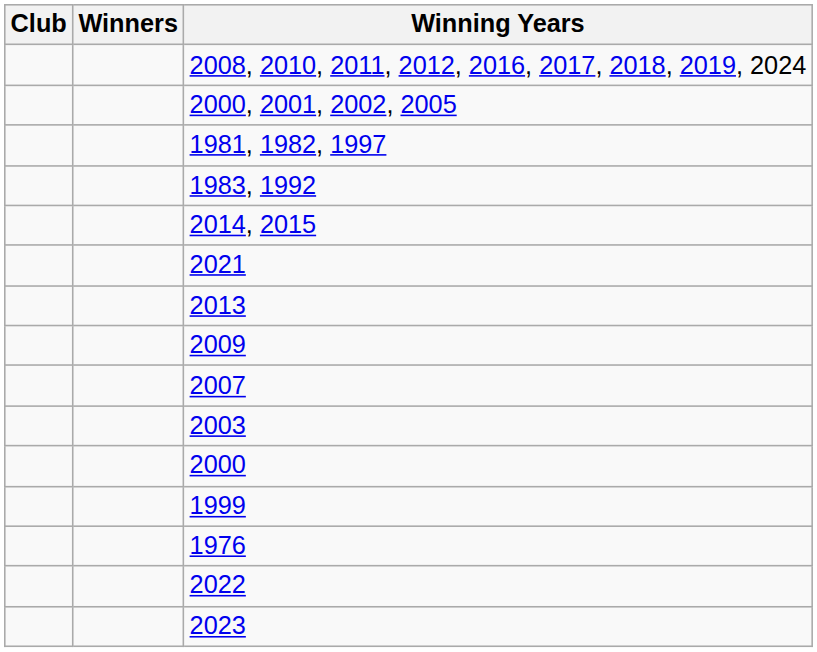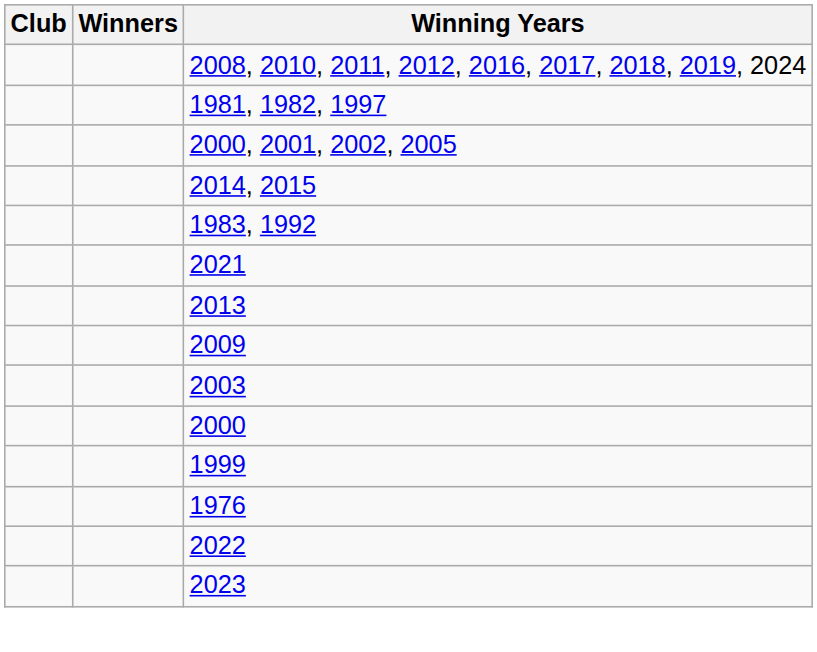rows swapped: (323, 104) <-> (288, 144)
rows swapped: (253, 184) <-> (253, 225)
- row: (218, 385)
